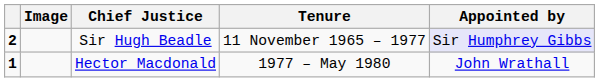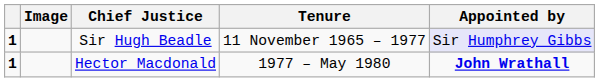(12, 40) 2 -> (12, 40) 1
(512, 64) normal -> (512, 64) bold
